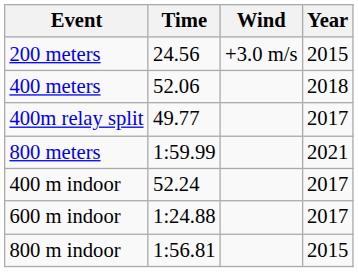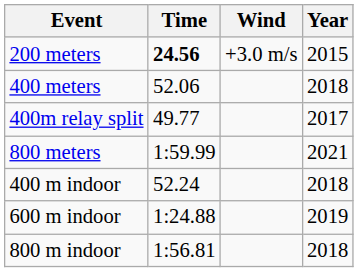(176, 53) normal -> (176, 53) bold
(328, 184) 2017 -> (328, 184) 2018
(328, 217) 2017 -> (328, 217) 2019
(328, 250) 2015 -> (328, 250) 2018
